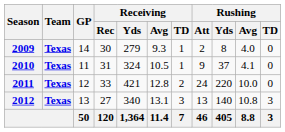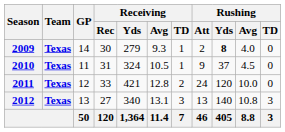(224, 48) normal -> (224, 48) bold
(248, 65) 4.1 -> (248, 65) 4.5
(224, 83) 220 -> (224, 83) 120
